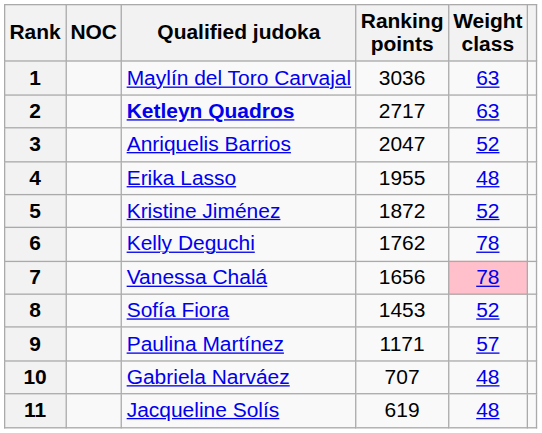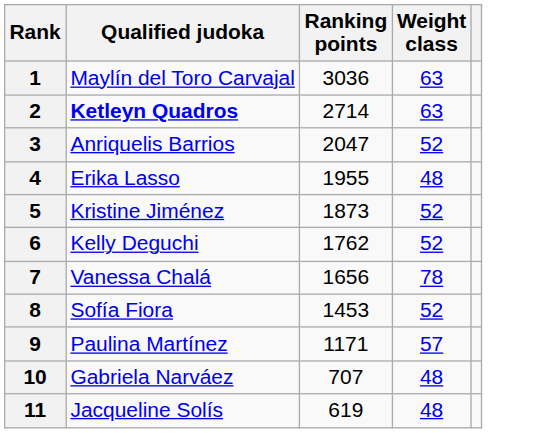- column: (94, 32)
(402, 111) 2717 -> (346, 111) 2714
(402, 210) 1872 -> (346, 210) 1873
(488, 244) 78 -> (432, 244) 52
(488, 277) pink background -> (432, 277) no background
